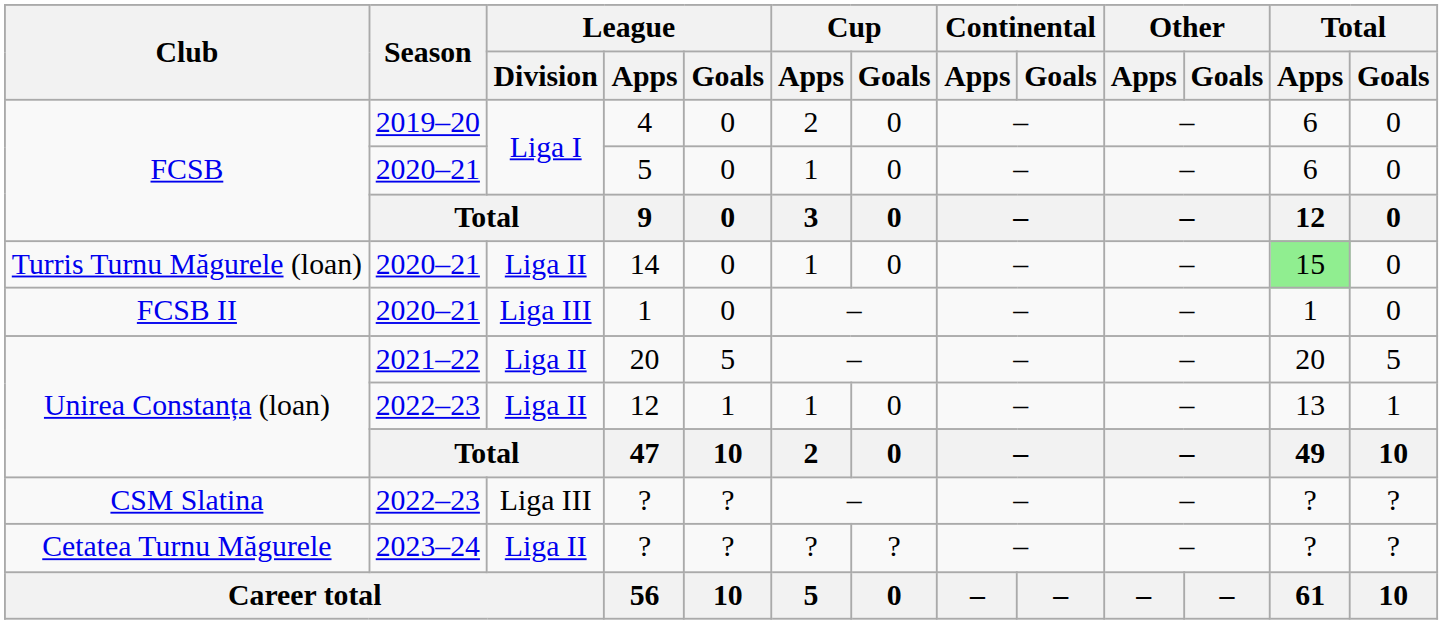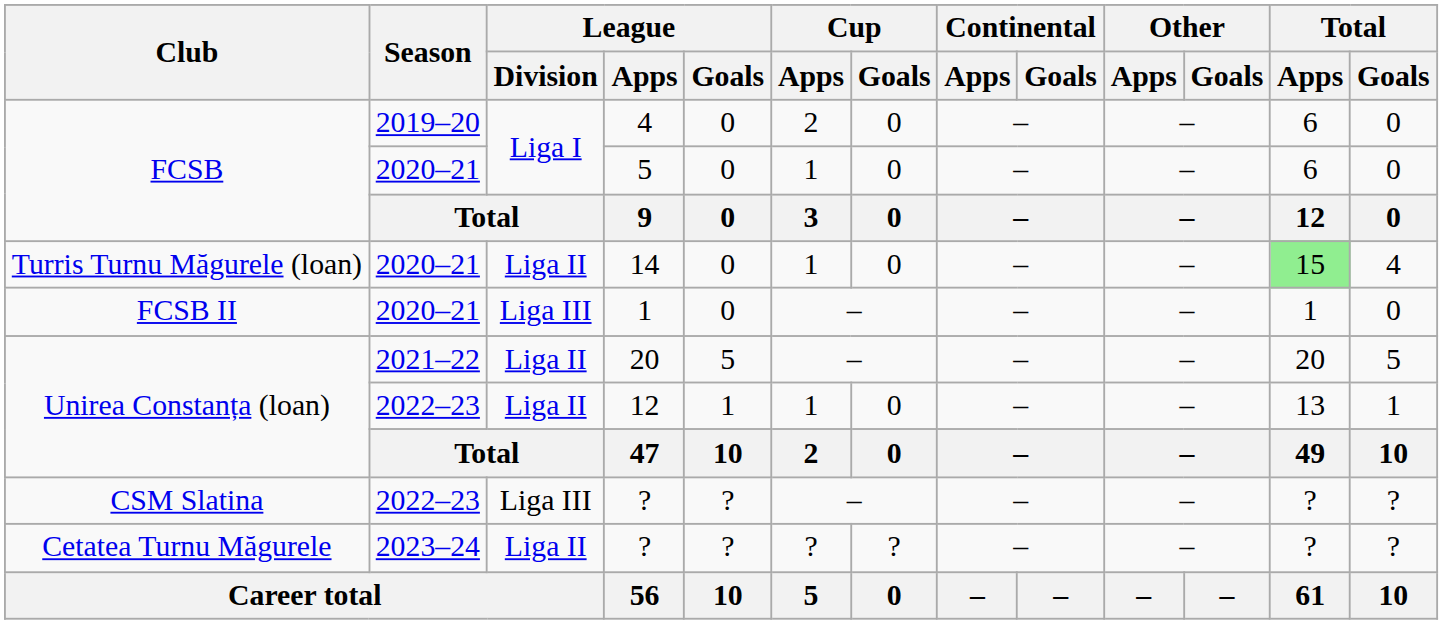(1393, 264) 0 -> (1393, 264) 4
